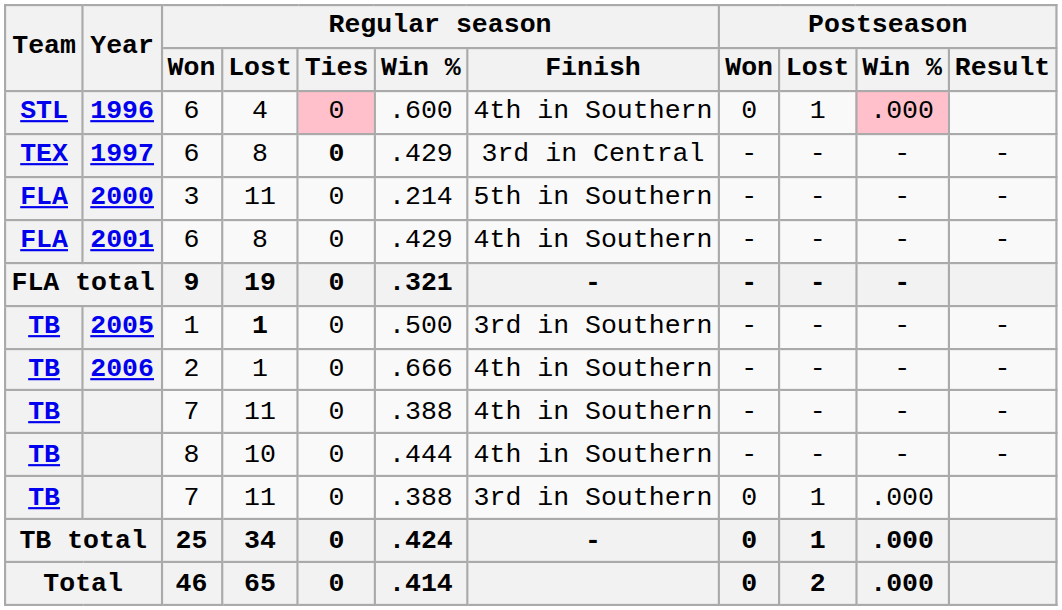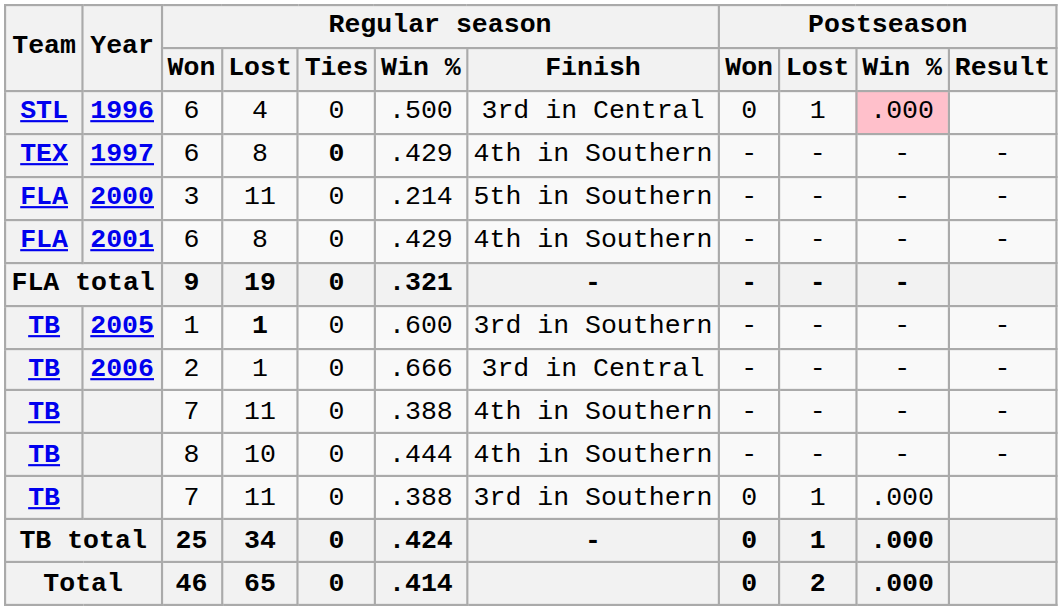(336, 113) pink background -> (336, 113) no background
(421, 113) .600 -> (421, 113) .500
(593, 113) 4th in Southern -> (593, 113) 3rd in Central
(593, 155) 3rd in Central -> (593, 155) 4th in Southern
(421, 327) .500 -> (421, 327) .600
(593, 370) 4th in Southern -> (593, 370) 3rd in Central
